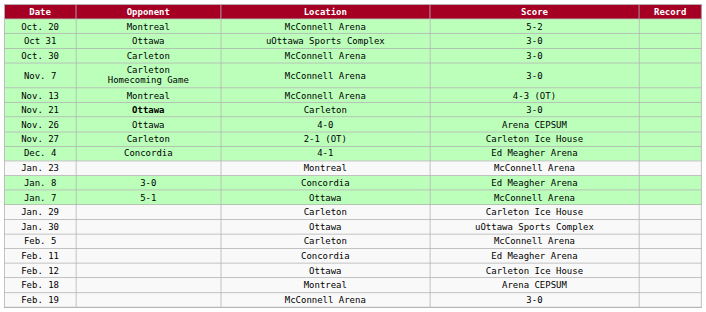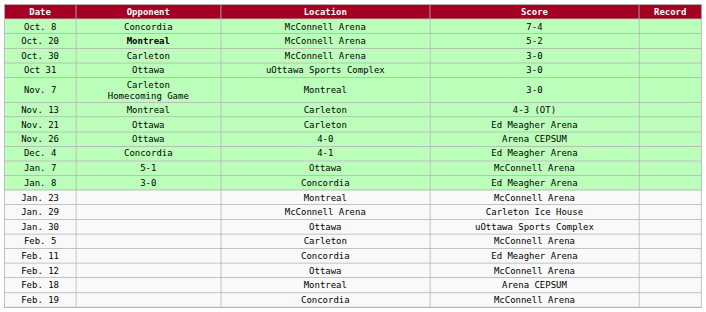+ row: (40, 26)
(148, 26) normal -> (148, 41) bold
rows swapped: (40, 56) <-> (40, 41)
(325, 75) McConnell Arena -> (325, 90) Montreal
(325, 95) McConnell Arena -> (325, 110) Carleton
(148, 110) bold -> (148, 124) normal
(534, 110) 3-0 -> (534, 124) Ed Meagher Arena
- row: (40, 139)
rows swapped: (40, 197) <-> (40, 168)
(325, 212) Carleton -> (325, 212) McConnell Arena
(534, 271) Carleton Ice House -> (534, 271) McConnell Arena
(325, 300) McConnell Arena -> (325, 300) Concordia
(534, 300) 3-0 -> (534, 300) McConnell Arena
